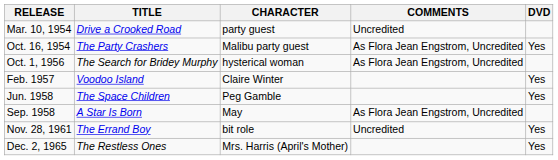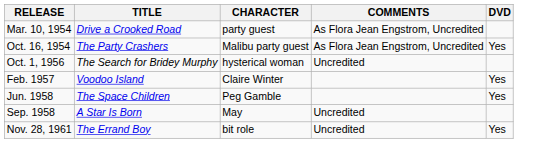(379, 29) Uncredited -> (399, 29) As Flora Jean Engstrom, Uncredited
(438, 63) As Flora Jean Engstrom, Uncredited -> (339, 63) Uncredited
(438, 113) As Flora Jean Engstrom, Uncredited -> (339, 113) Uncredited
- row: (37, 146)
